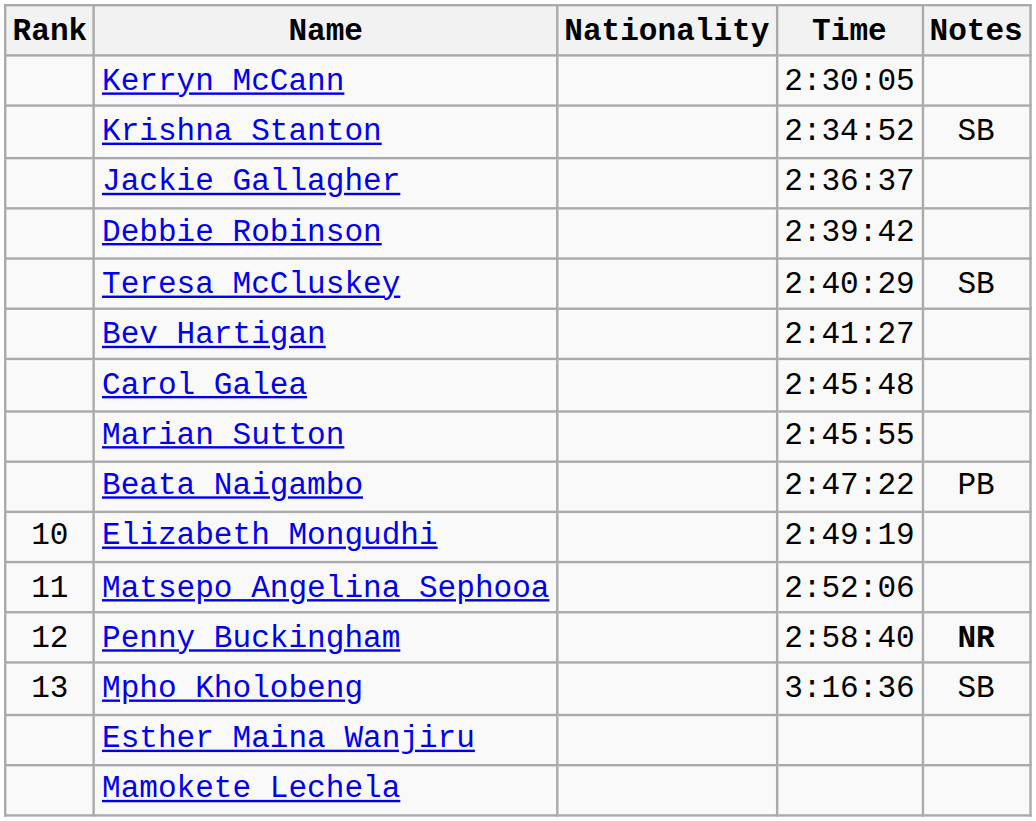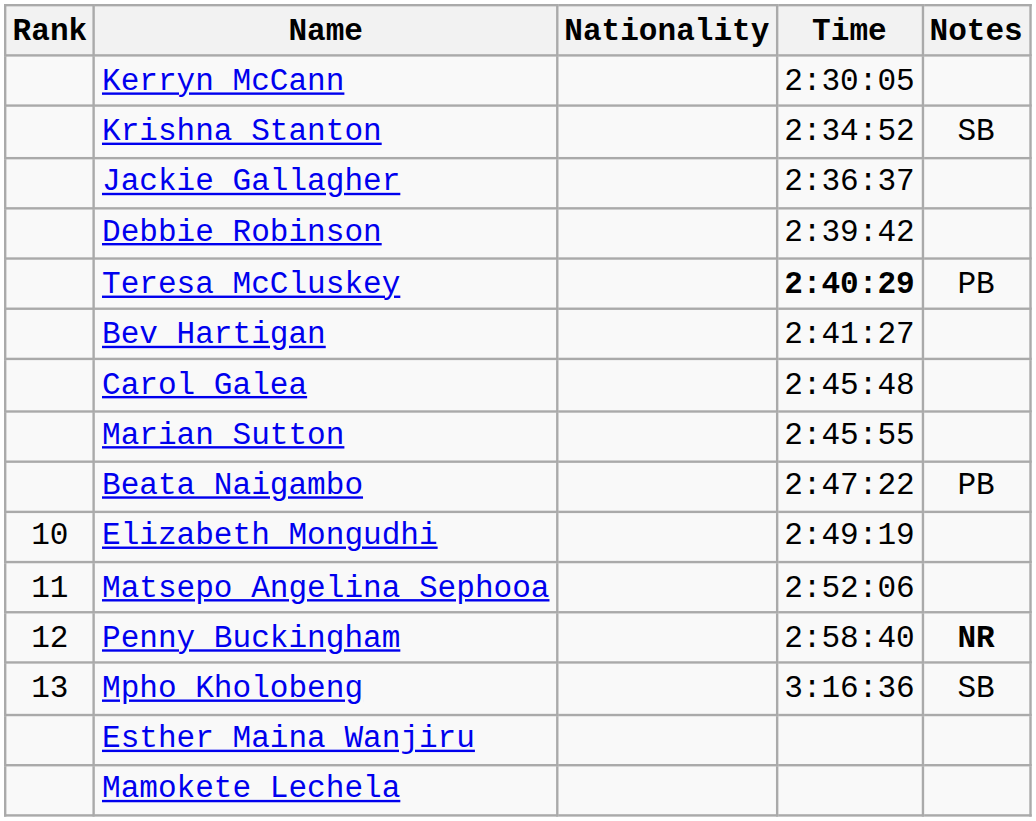(849, 284) normal -> (849, 284) bold
(976, 284) SB -> (976, 284) PB
